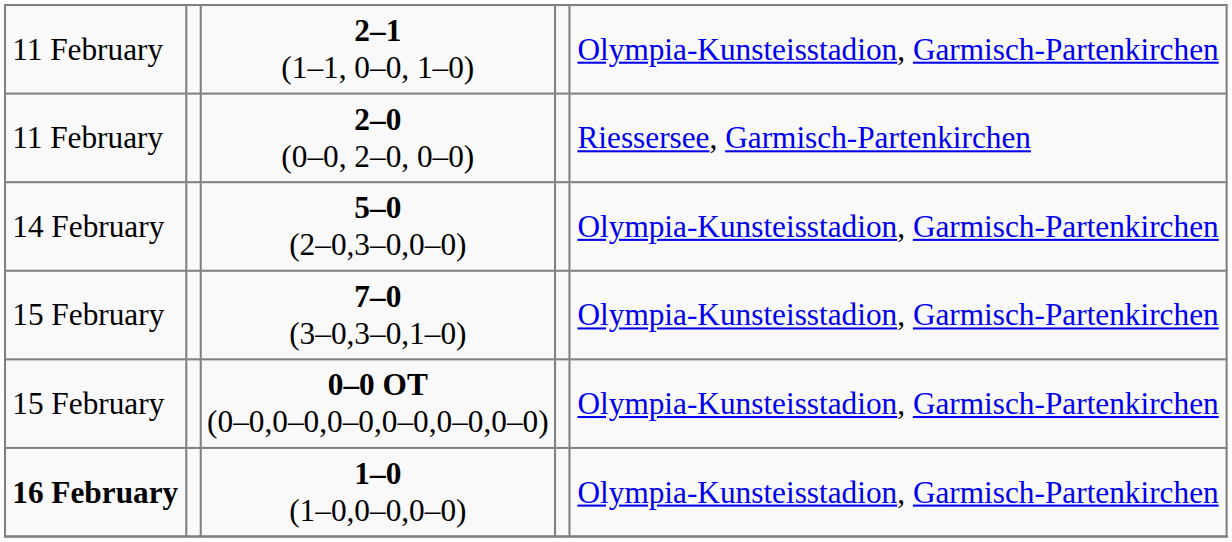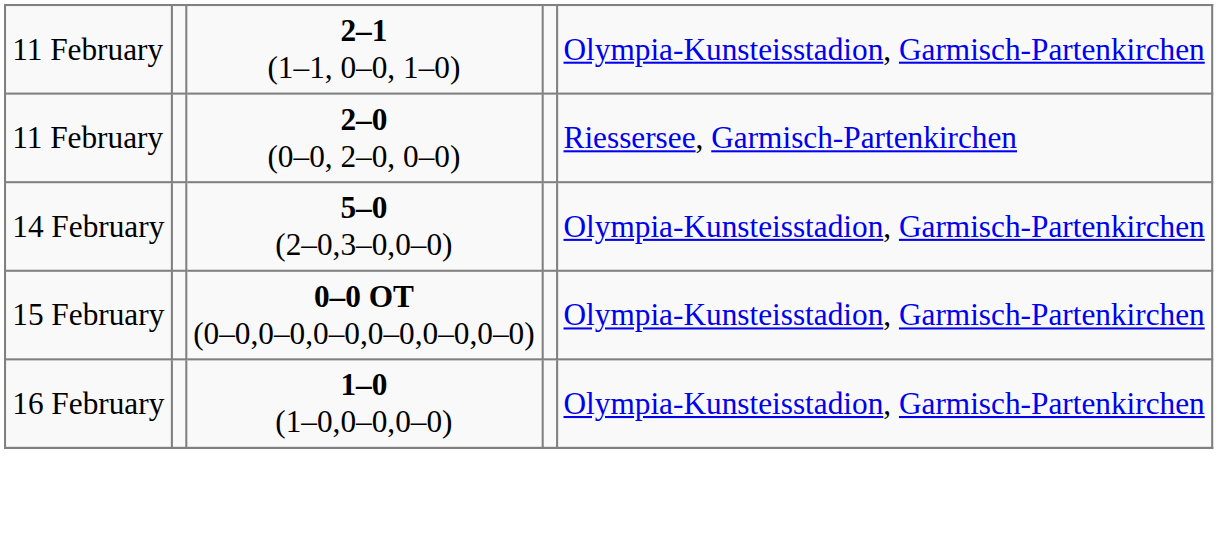- row: (378, 314)
(95, 491) bold -> (88, 403) normal
